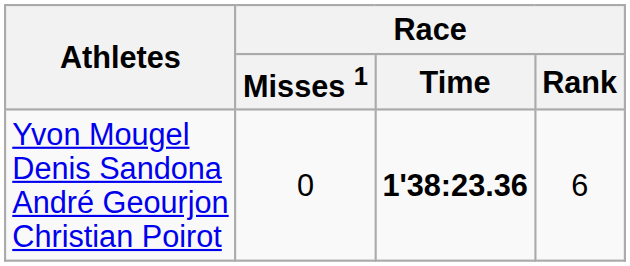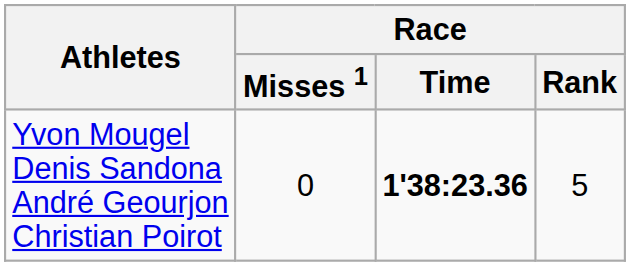(580, 186) 6 -> (580, 186) 5
